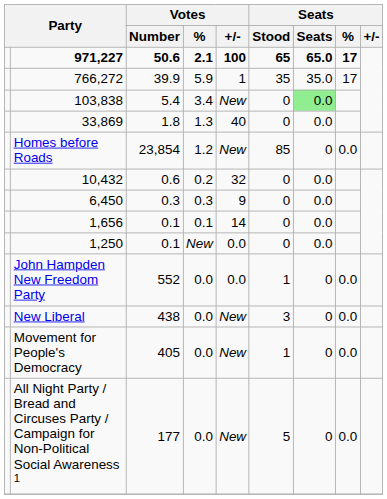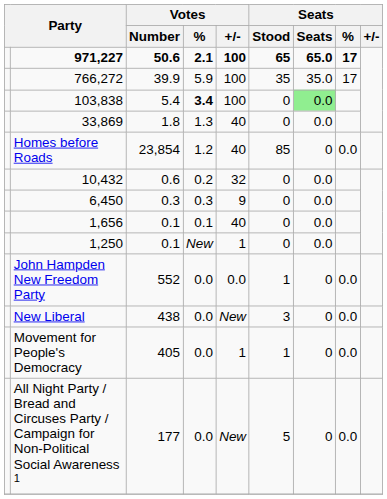(242, 79) 1 -> (235, 79) 100
(204, 100) normal -> (204, 100) bold
(233, 100) New -> (235, 100) 100
(233, 150) New -> (239, 150) 40
(239, 222) 14 -> (239, 222) 40
(237, 243) 0.0 -> (242, 243) 1
(233, 352) New -> (242, 352) 1
